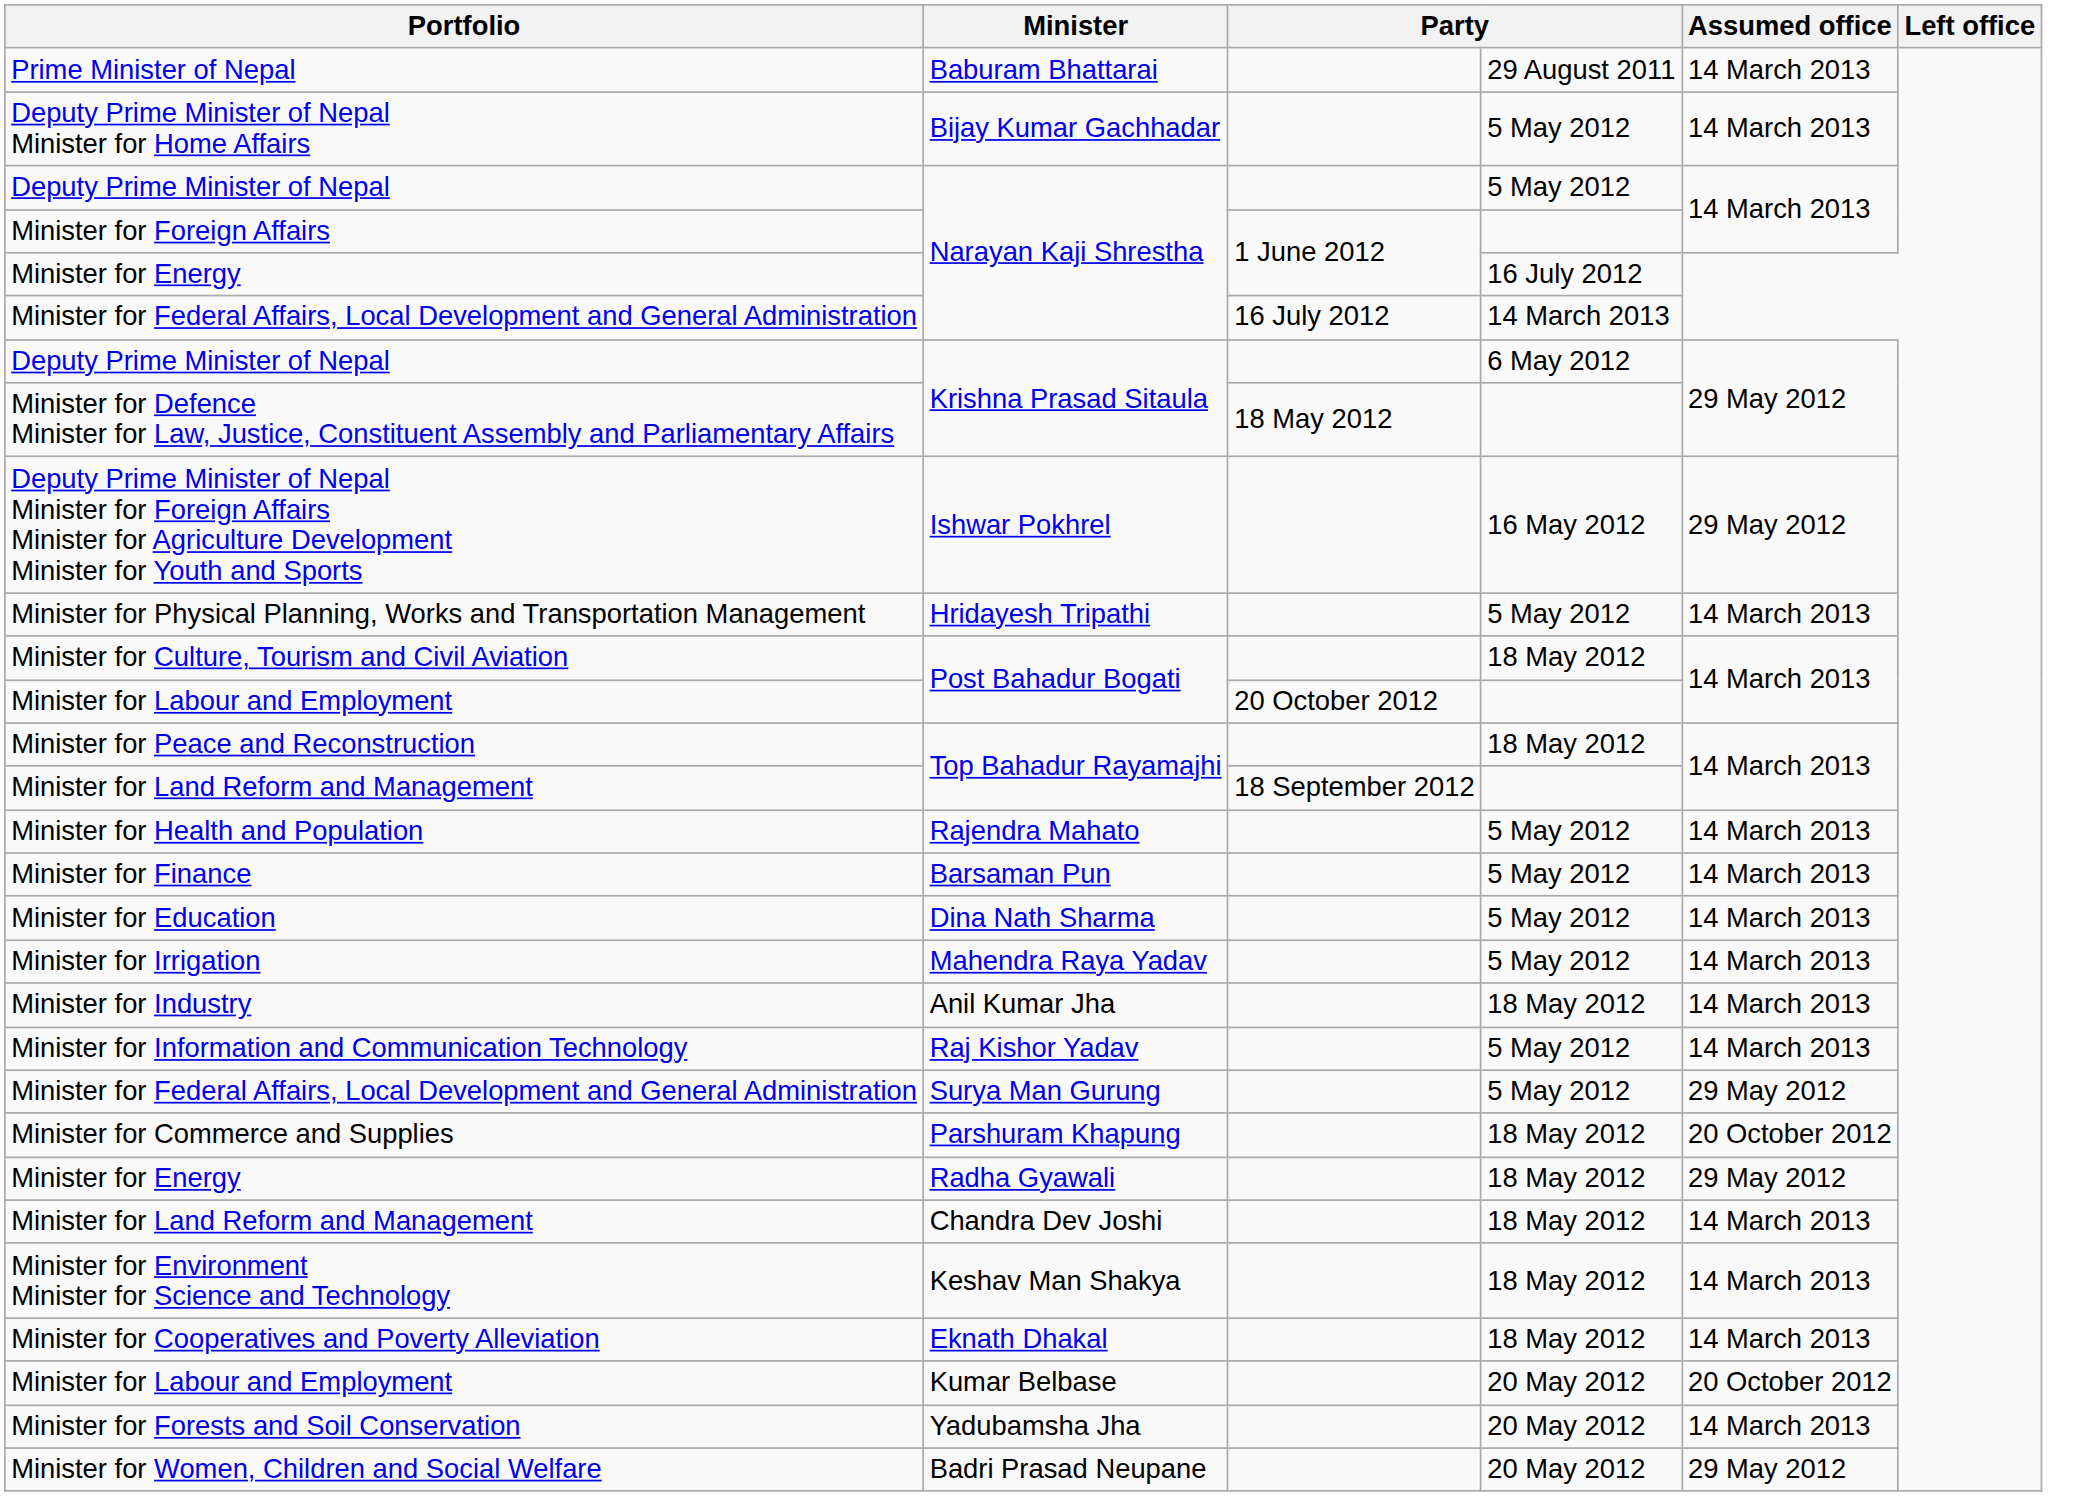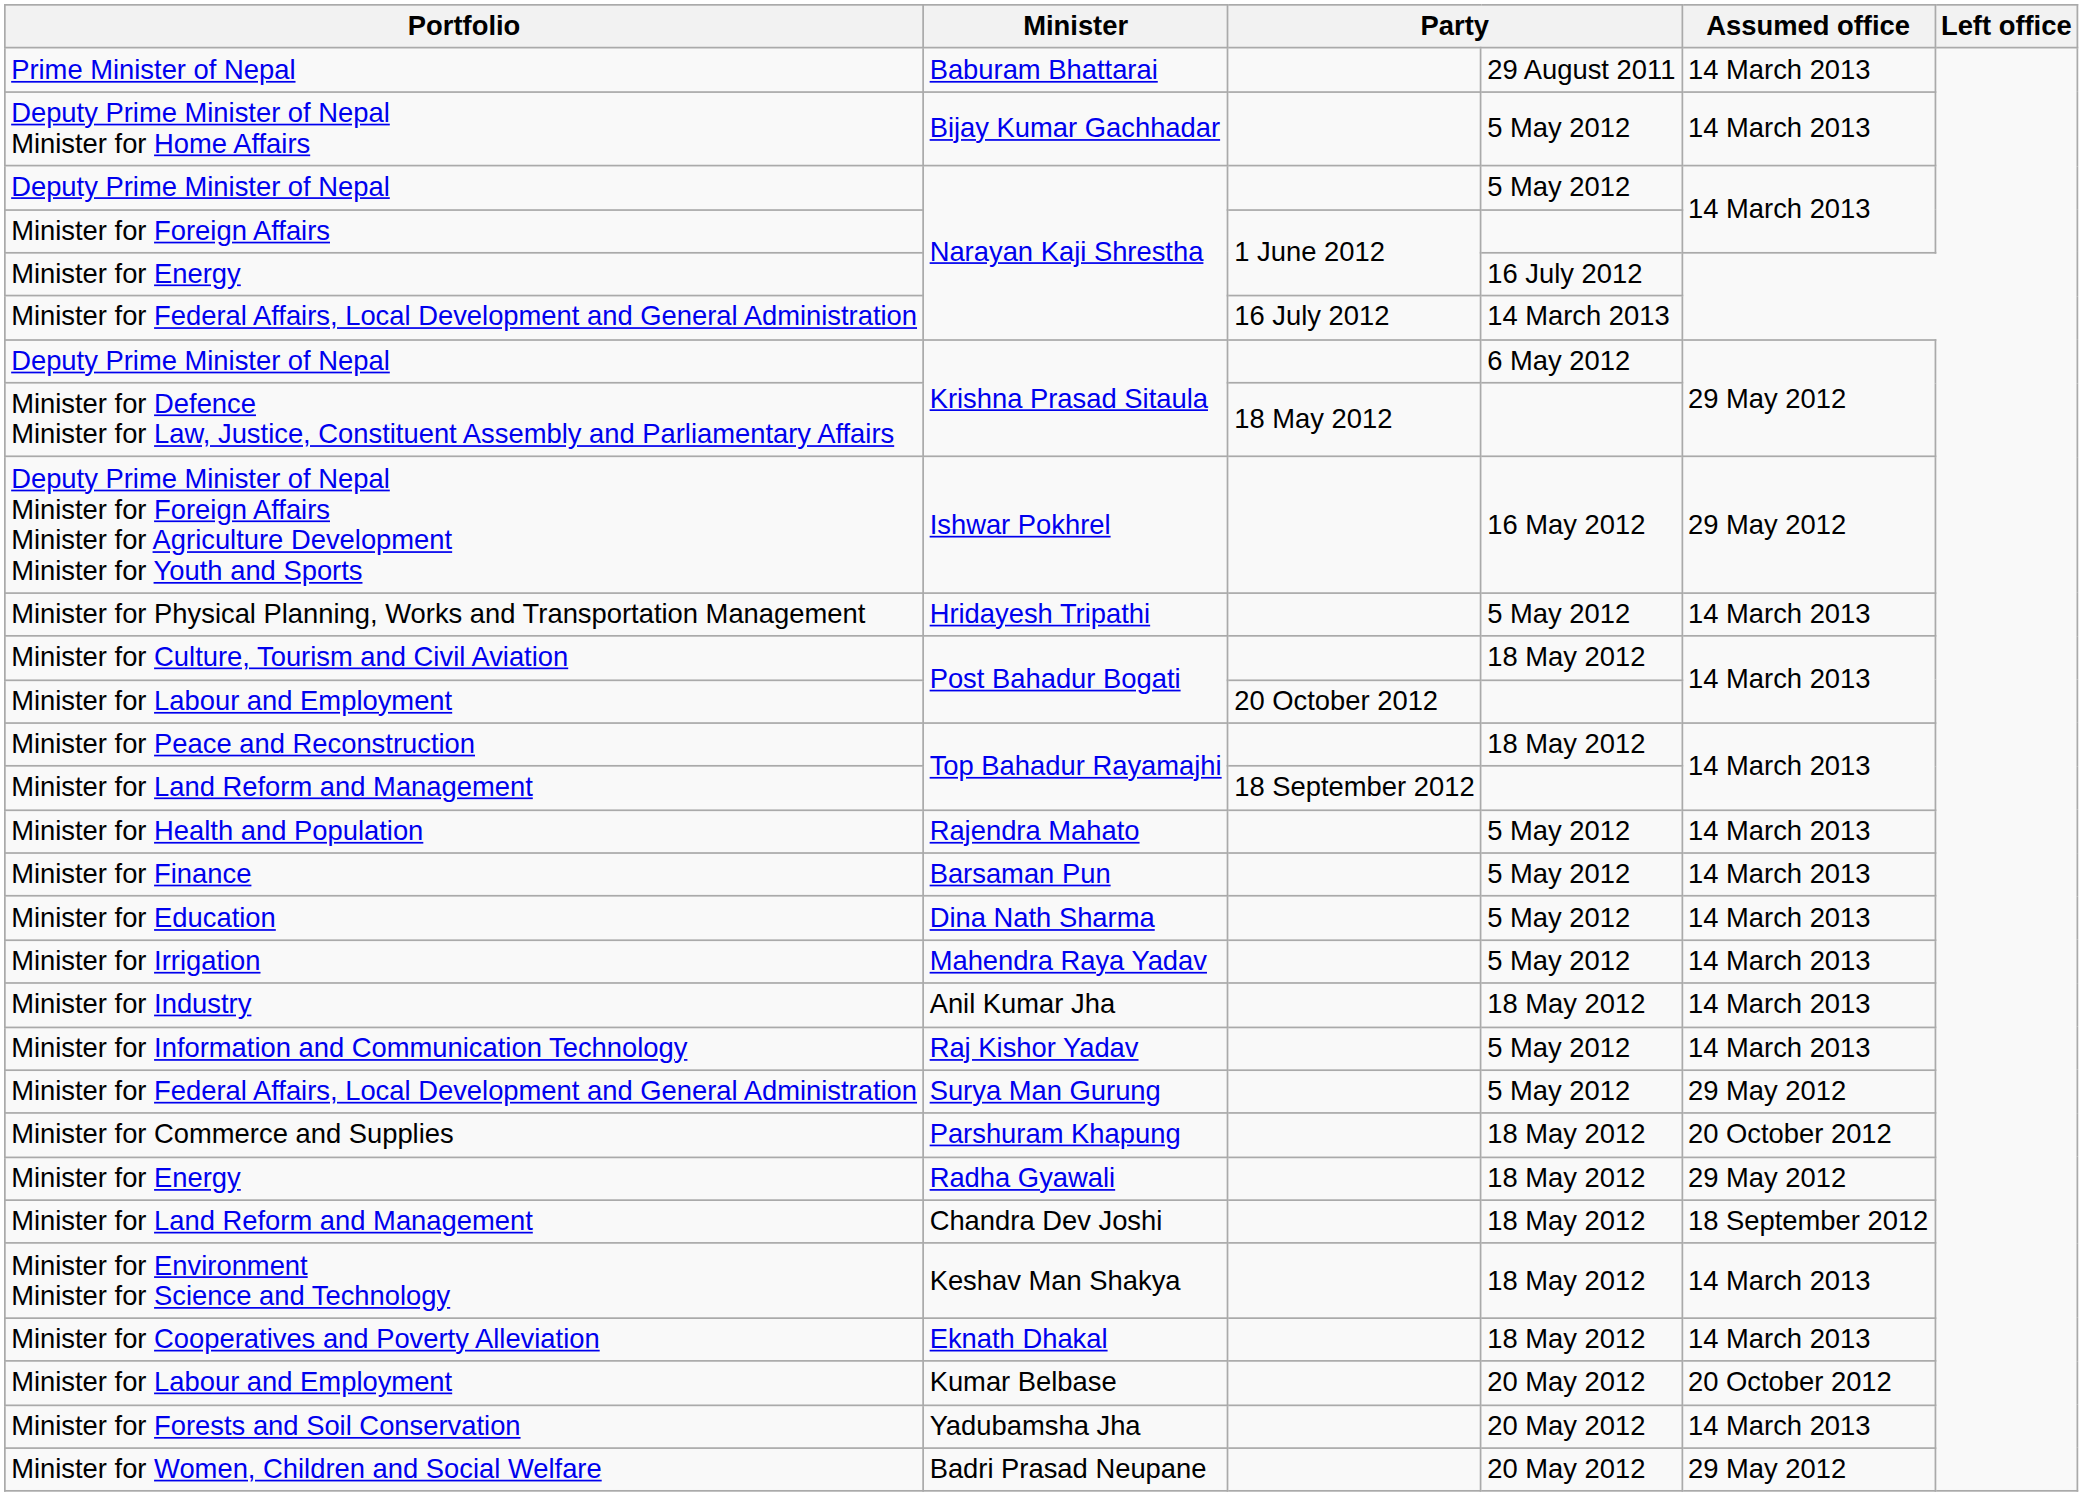(1779, 1221) 14 March 2013 -> (1808, 1221) 18 September 2012
